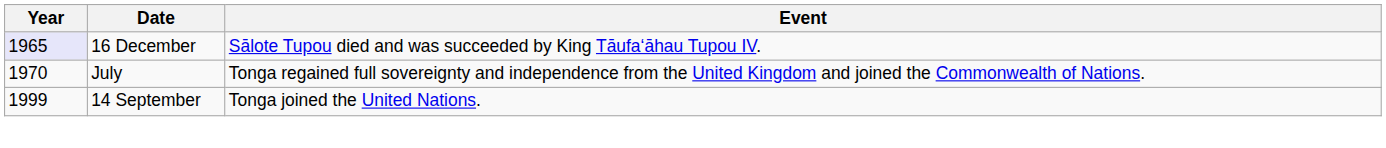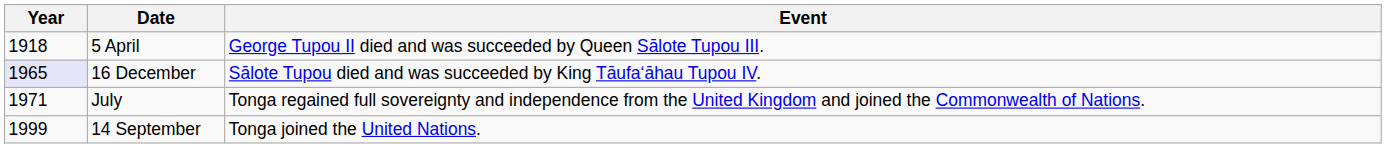+ row: (115, 45)
(28, 73) 1970 -> (28, 101) 1971
